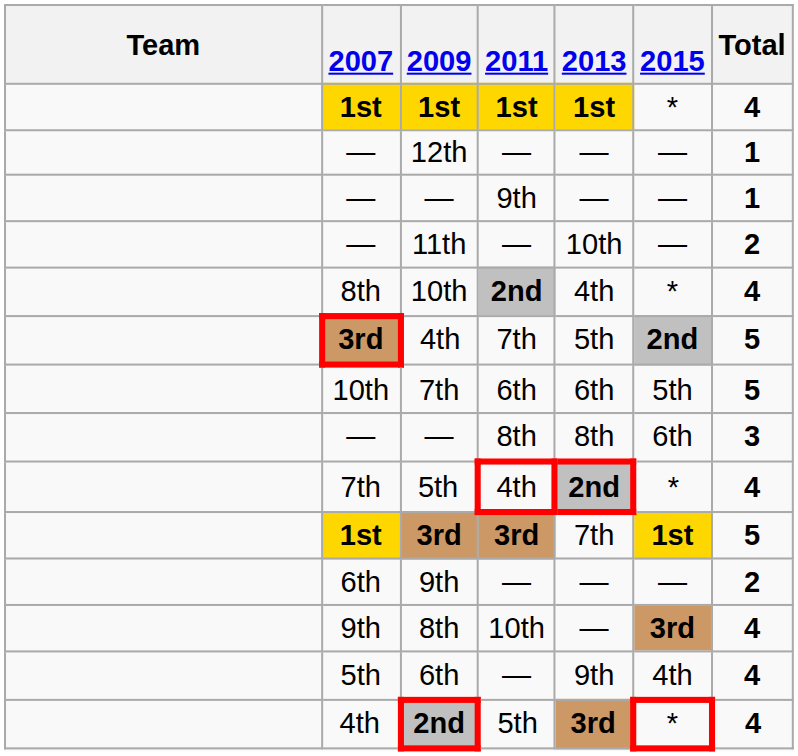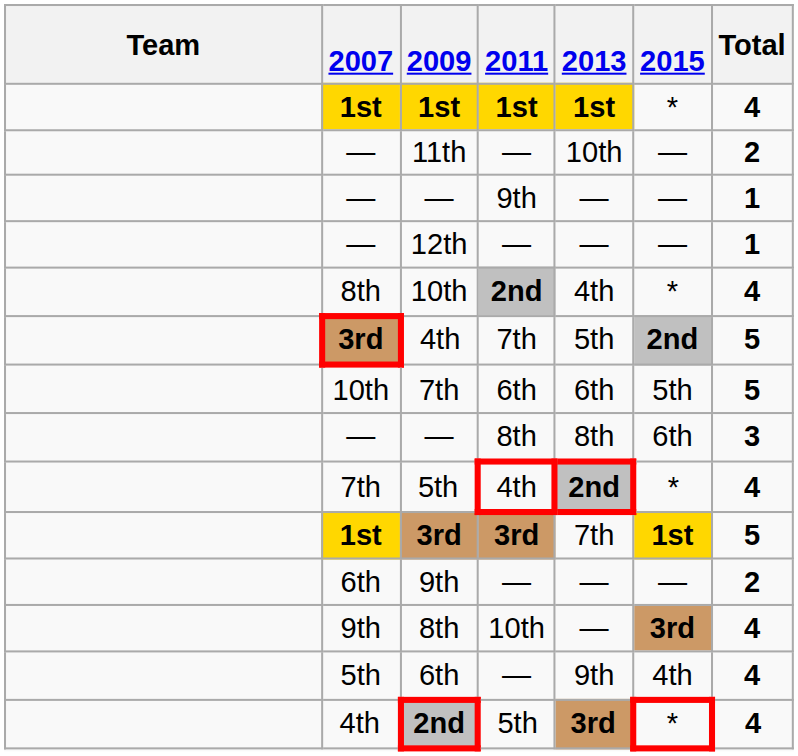rows swapped: (439, 245) <-> (439, 153)
